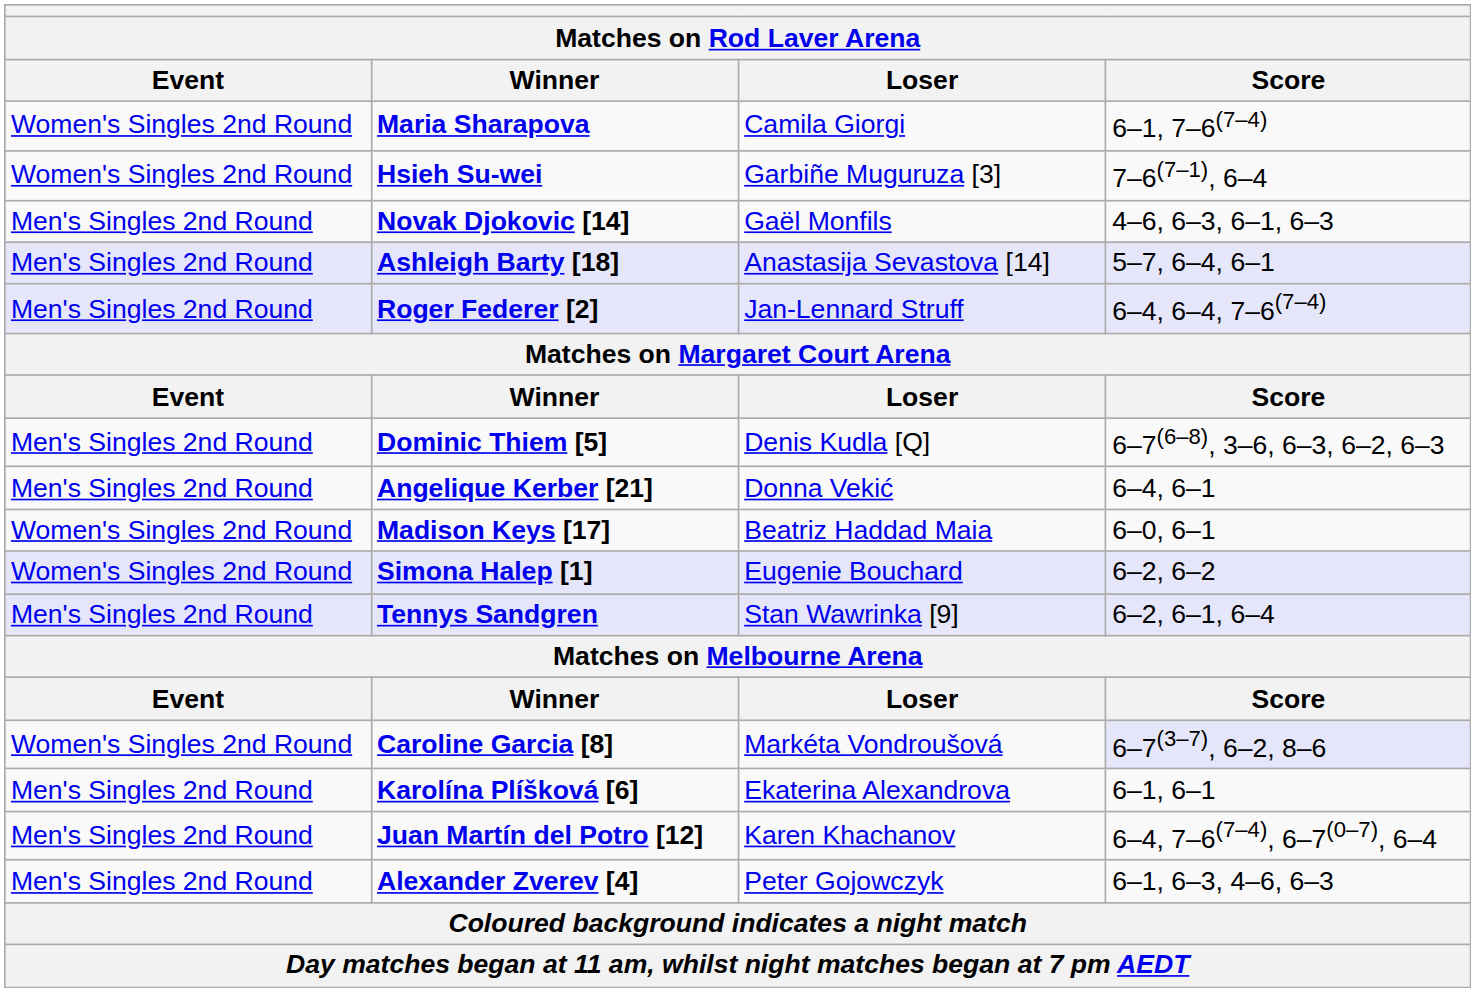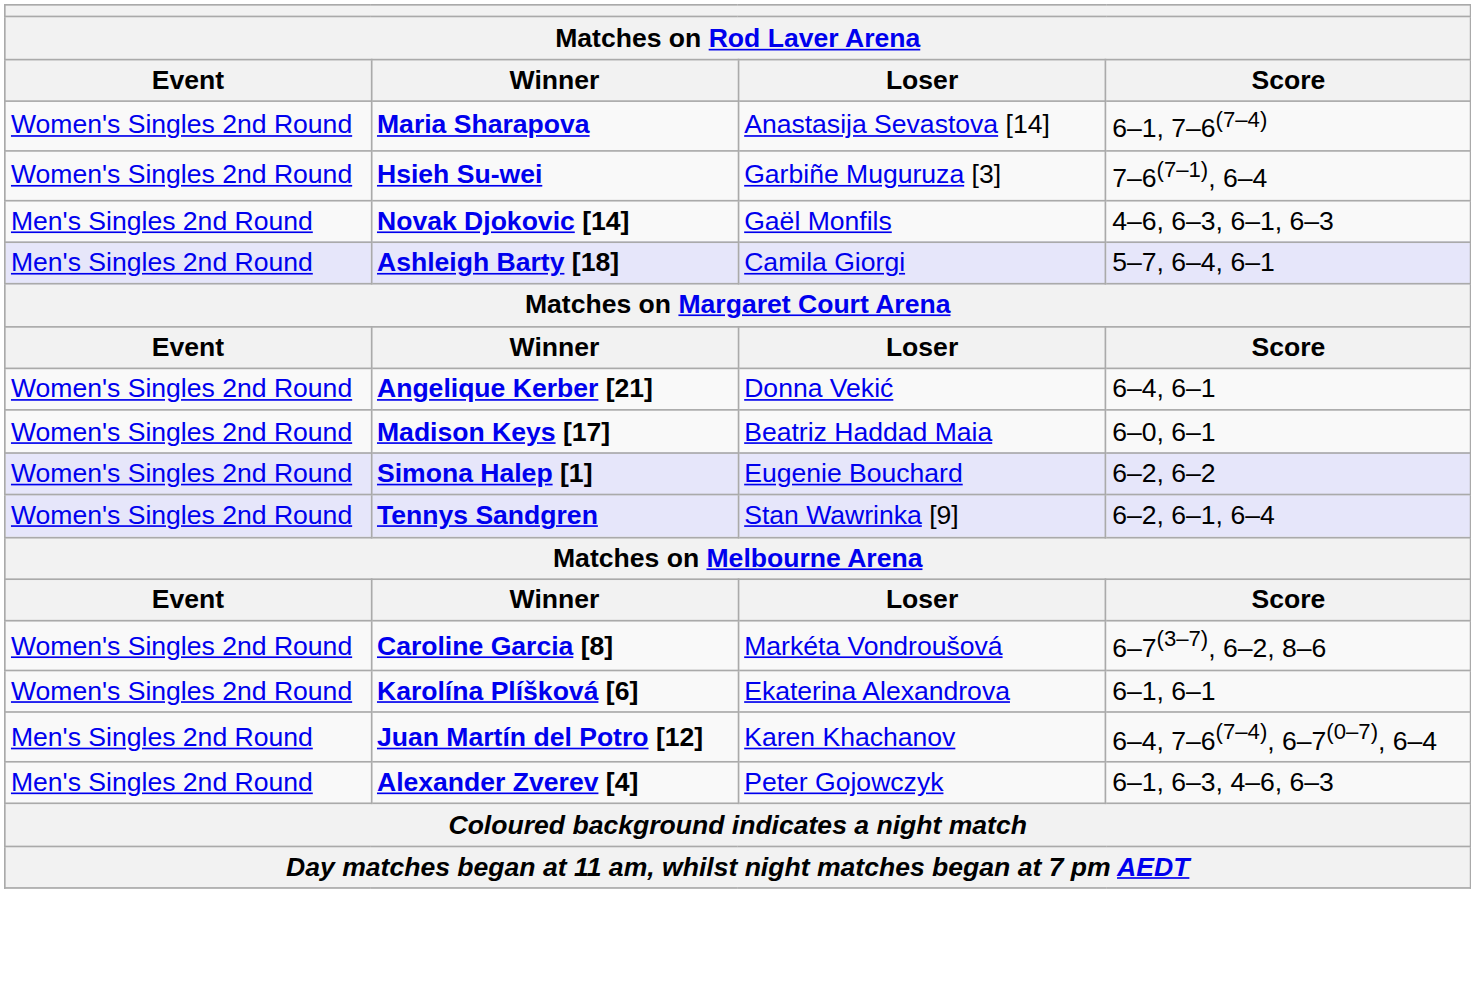(825, 125) Camila Giorgi -> (897, 125) Anastasija Sevastova [14]
(897, 262) Anastasija Sevastova [14] -> (825, 262) Camila Giorgi
- row: (488, 308)
- row: (492, 442)
(162, 487) Men's Singles 2nd Round -> (182, 389) Women's Singles 2nd Round
(162, 614) Men's Singles 2nd Round -> (182, 515) Women's Singles 2nd Round
(1219, 744) lavender background -> (1219, 645) no background
(162, 789) Men's Singles 2nd Round -> (182, 691) Women's Singles 2nd Round
